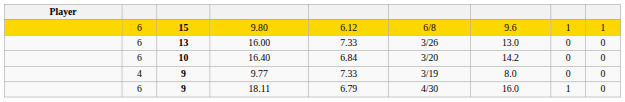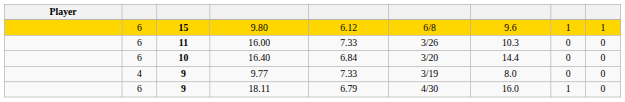(183, 43) 13 -> (183, 43) 11
(510, 43) 13.0 -> (510, 43) 10.3
(510, 58) 14.2 -> (510, 58) 14.4
